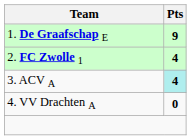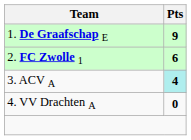(175, 58) 4 -> (175, 58) 6
